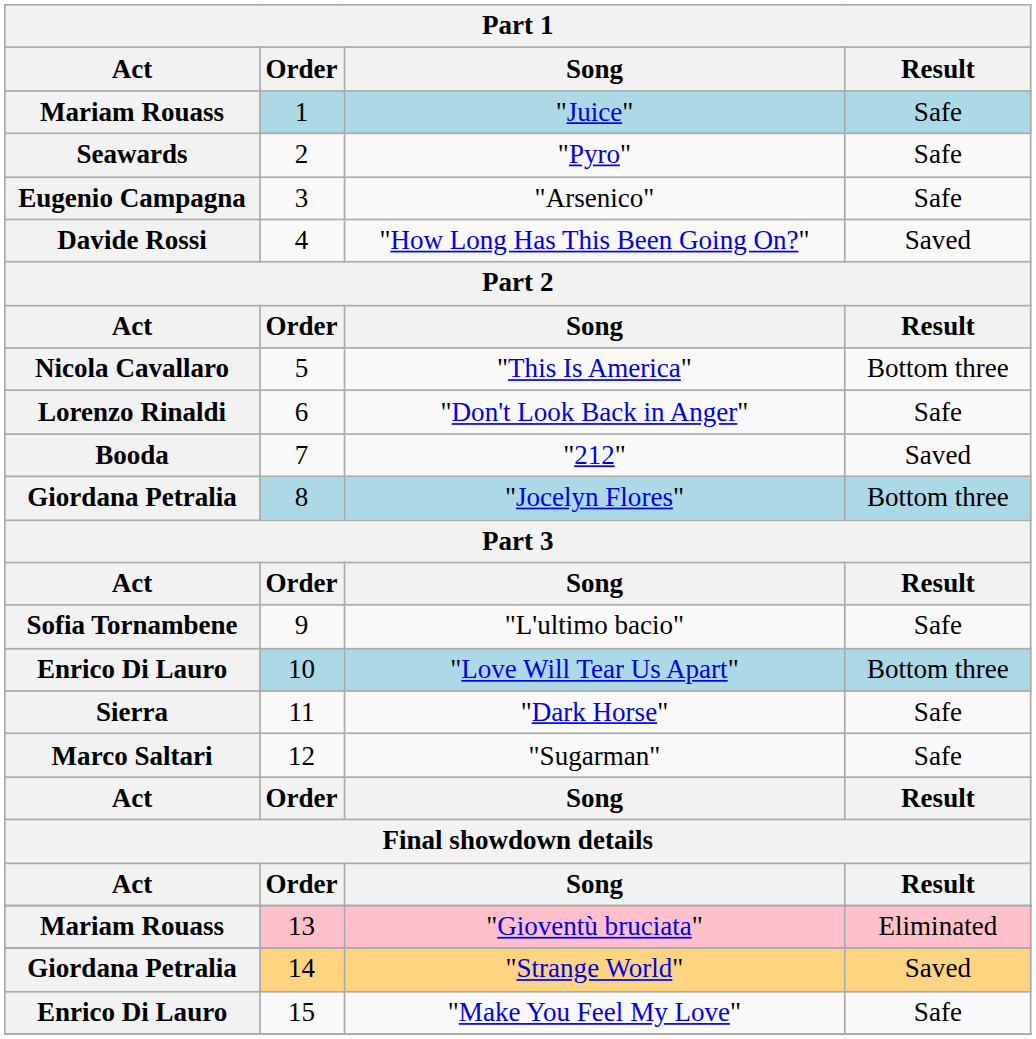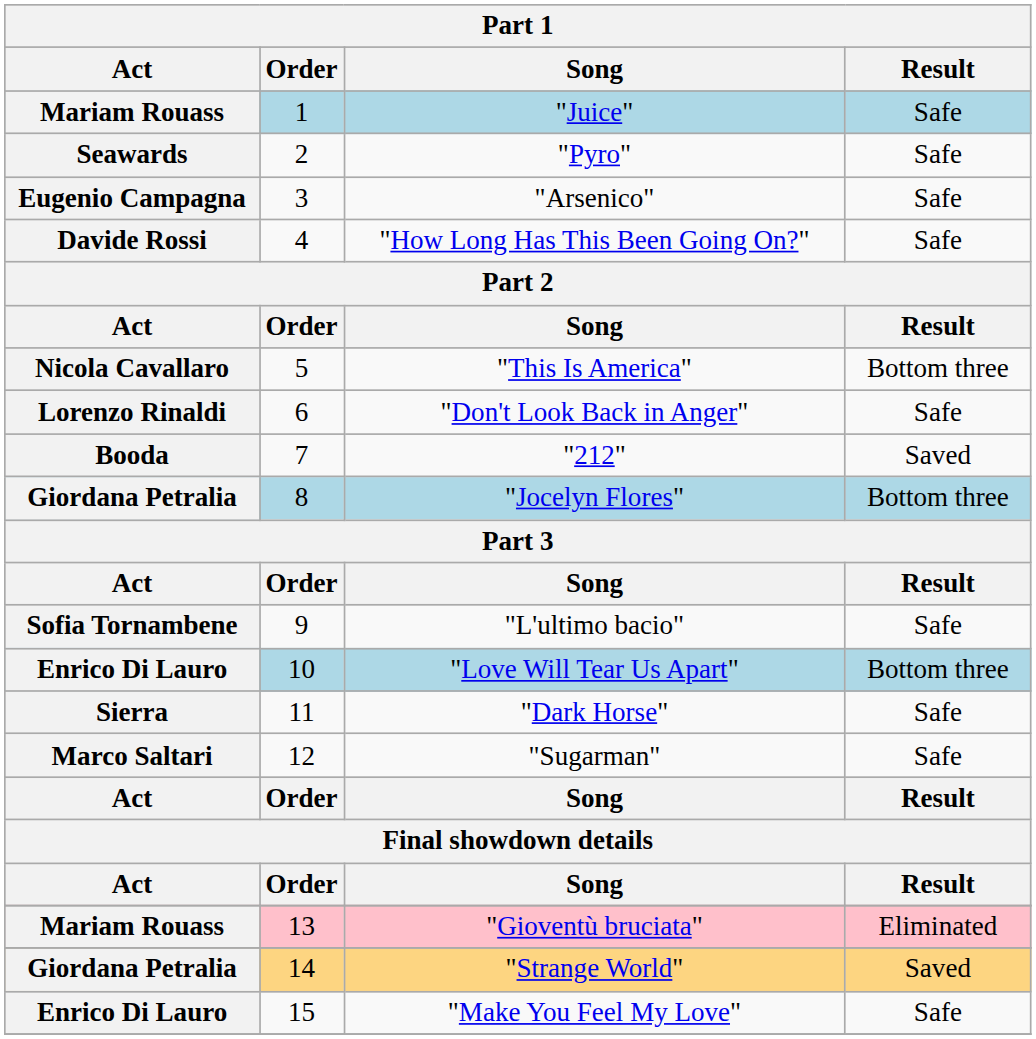(938, 240) Saved -> (938, 240) Safe
